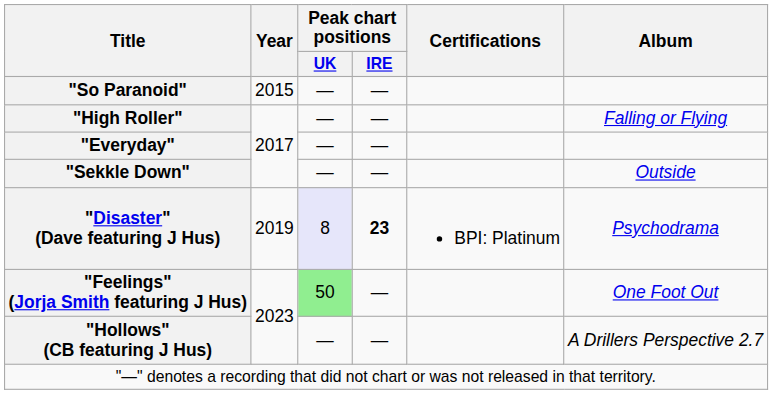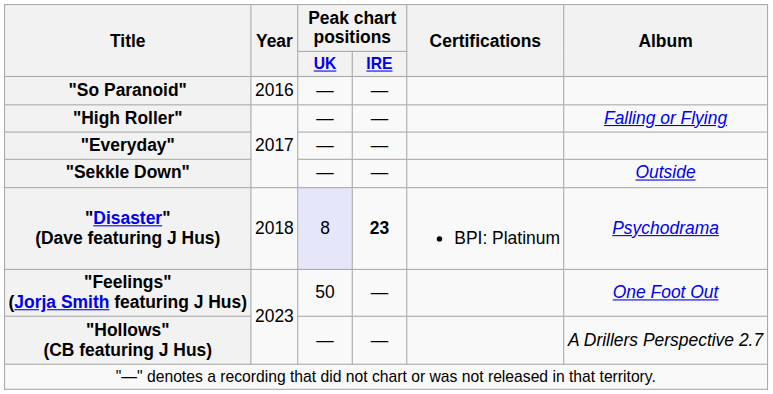(274, 90) 2015 -> (274, 90) 2016
(274, 228) 2019 -> (274, 228) 2018
(325, 293) lightgreen background -> (325, 293) no background
